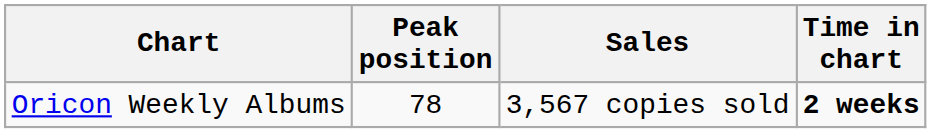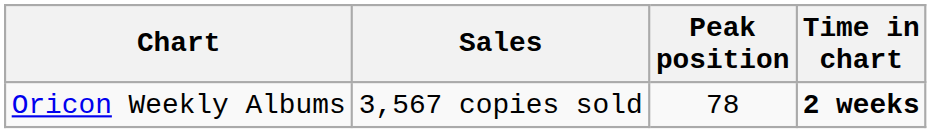columns swapped: (426, 44) <-> (648, 44)
